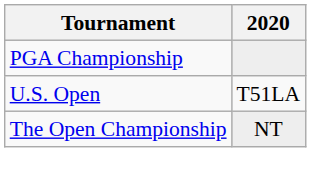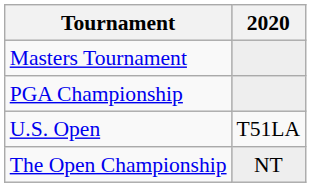+ row: (98, 58)
